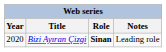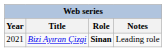(15, 40) 2020 -> (15, 40) 2021
